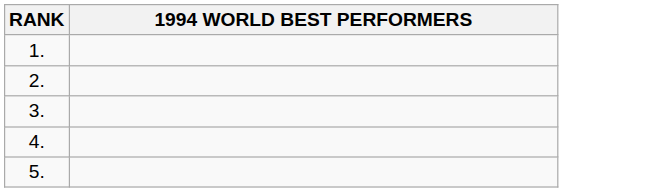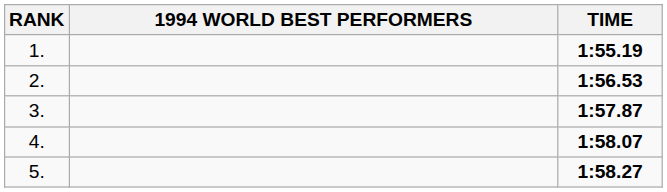+ column: (610, 19)
